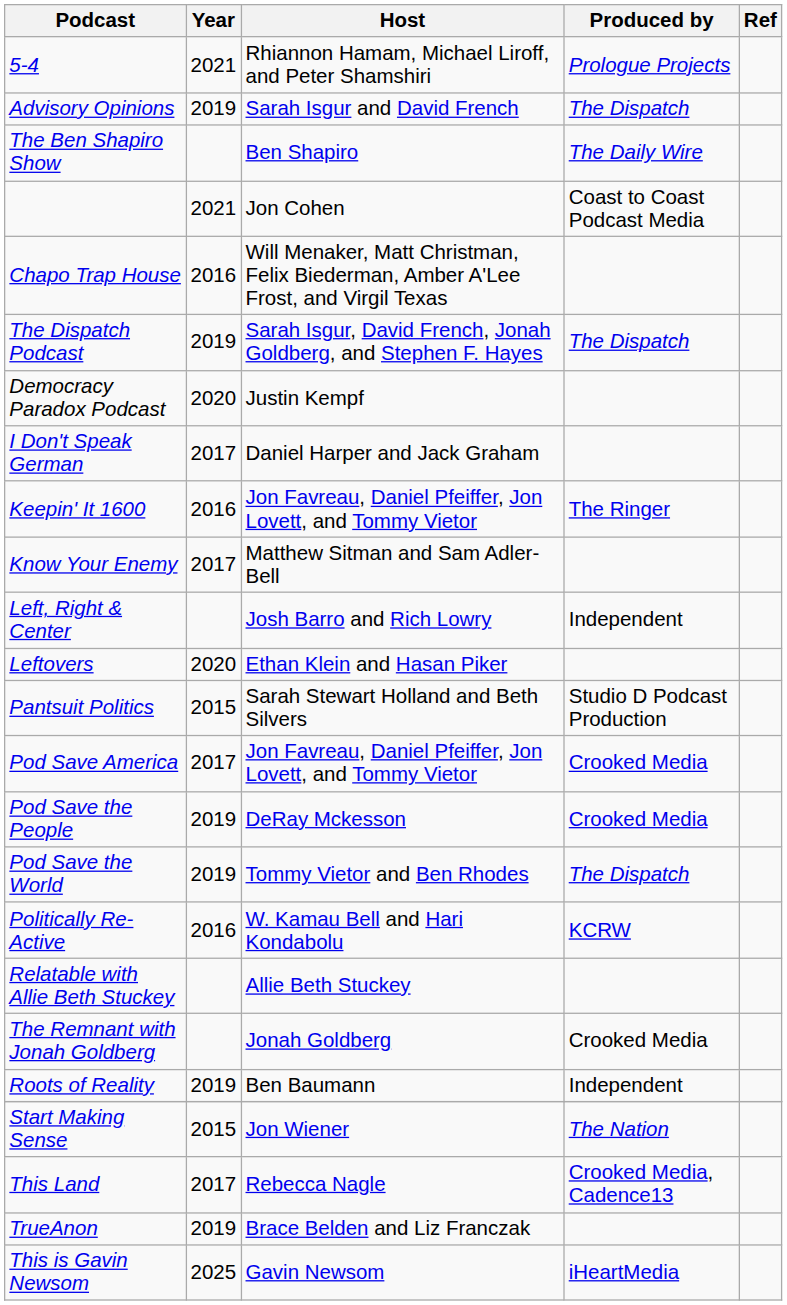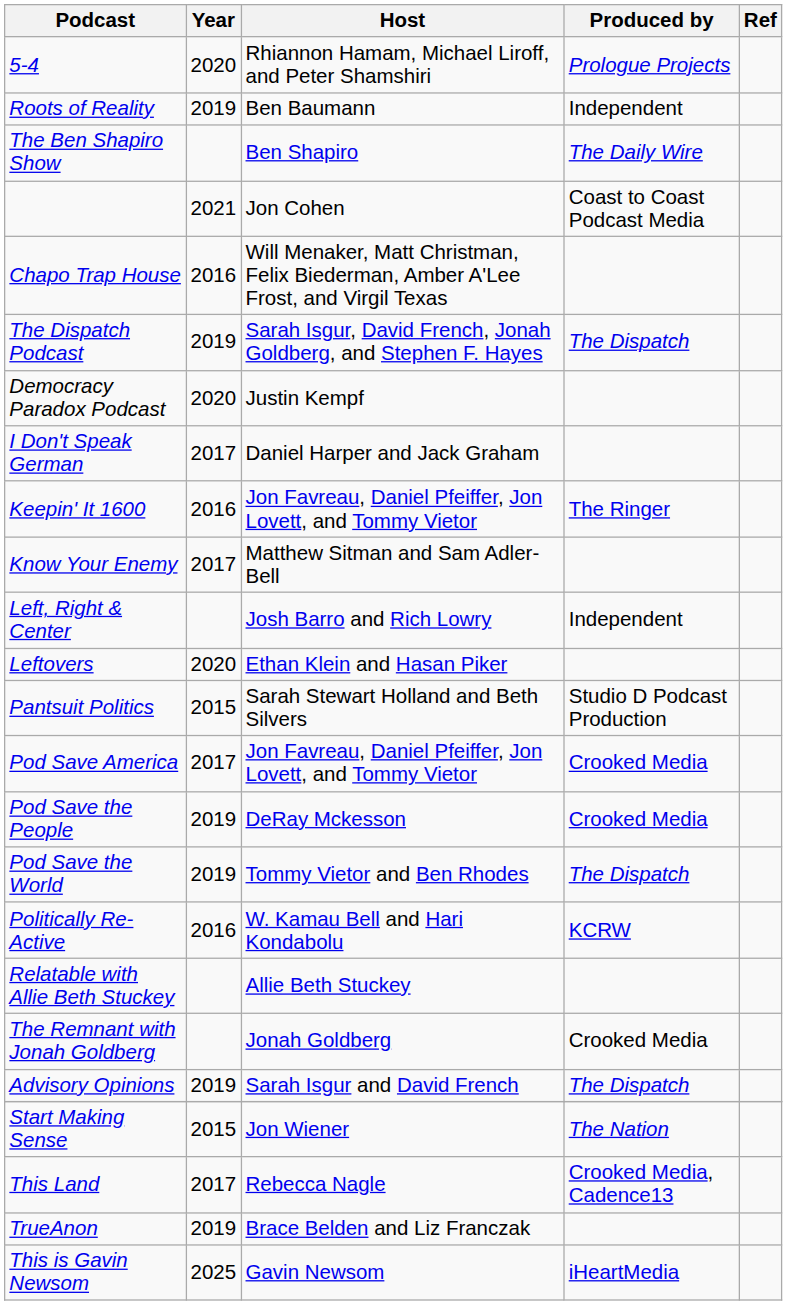(213, 64) 2021 -> (213, 64) 2020
rows swapped: (92, 108) <-> (82, 1085)
